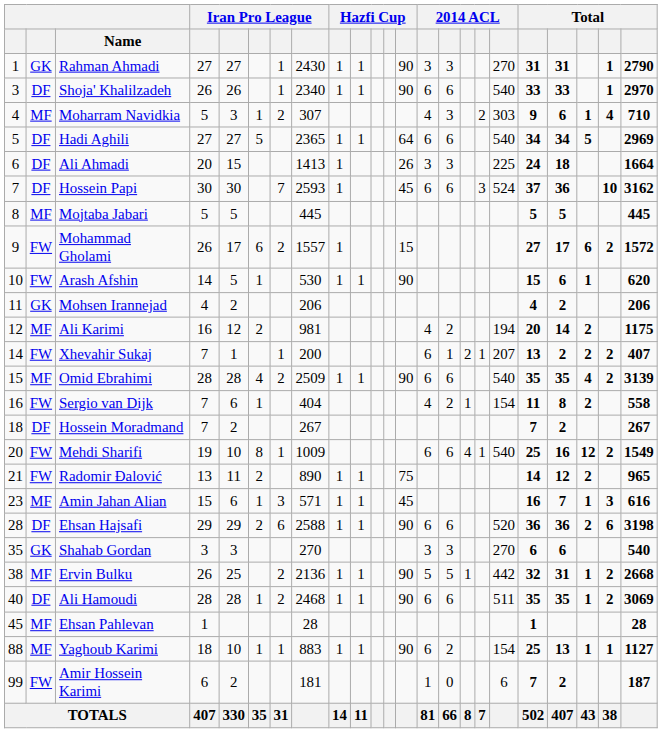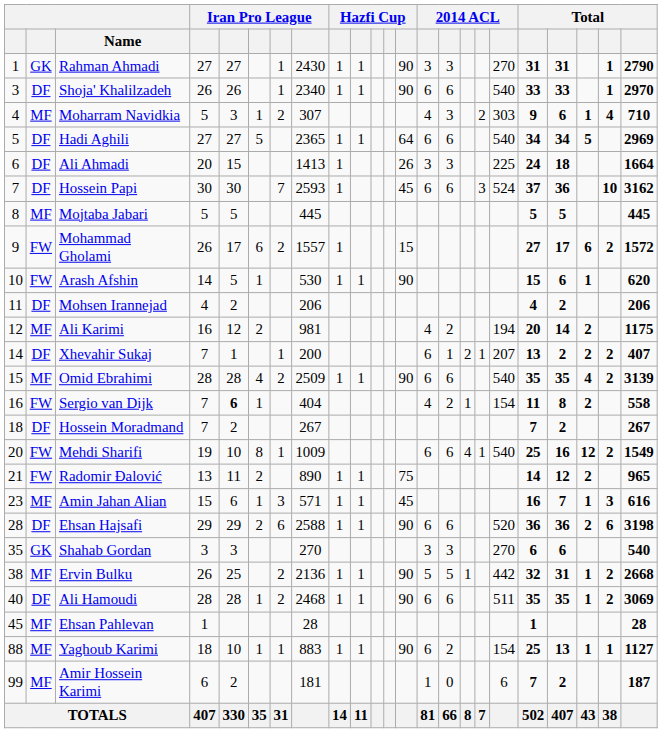(41, 304) GK -> (41, 304) DF
(41, 353) FW -> (41, 353) DF
(234, 403) normal -> (234, 403) bold
(41, 682) FW -> (41, 682) MF
